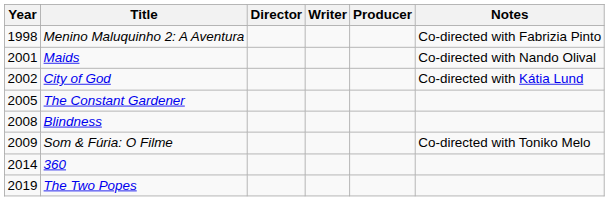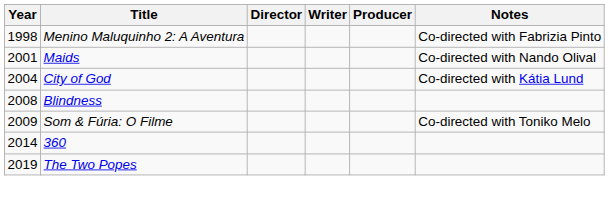(22, 79) 2002 -> (22, 79) 2004
- row: (114, 100)
